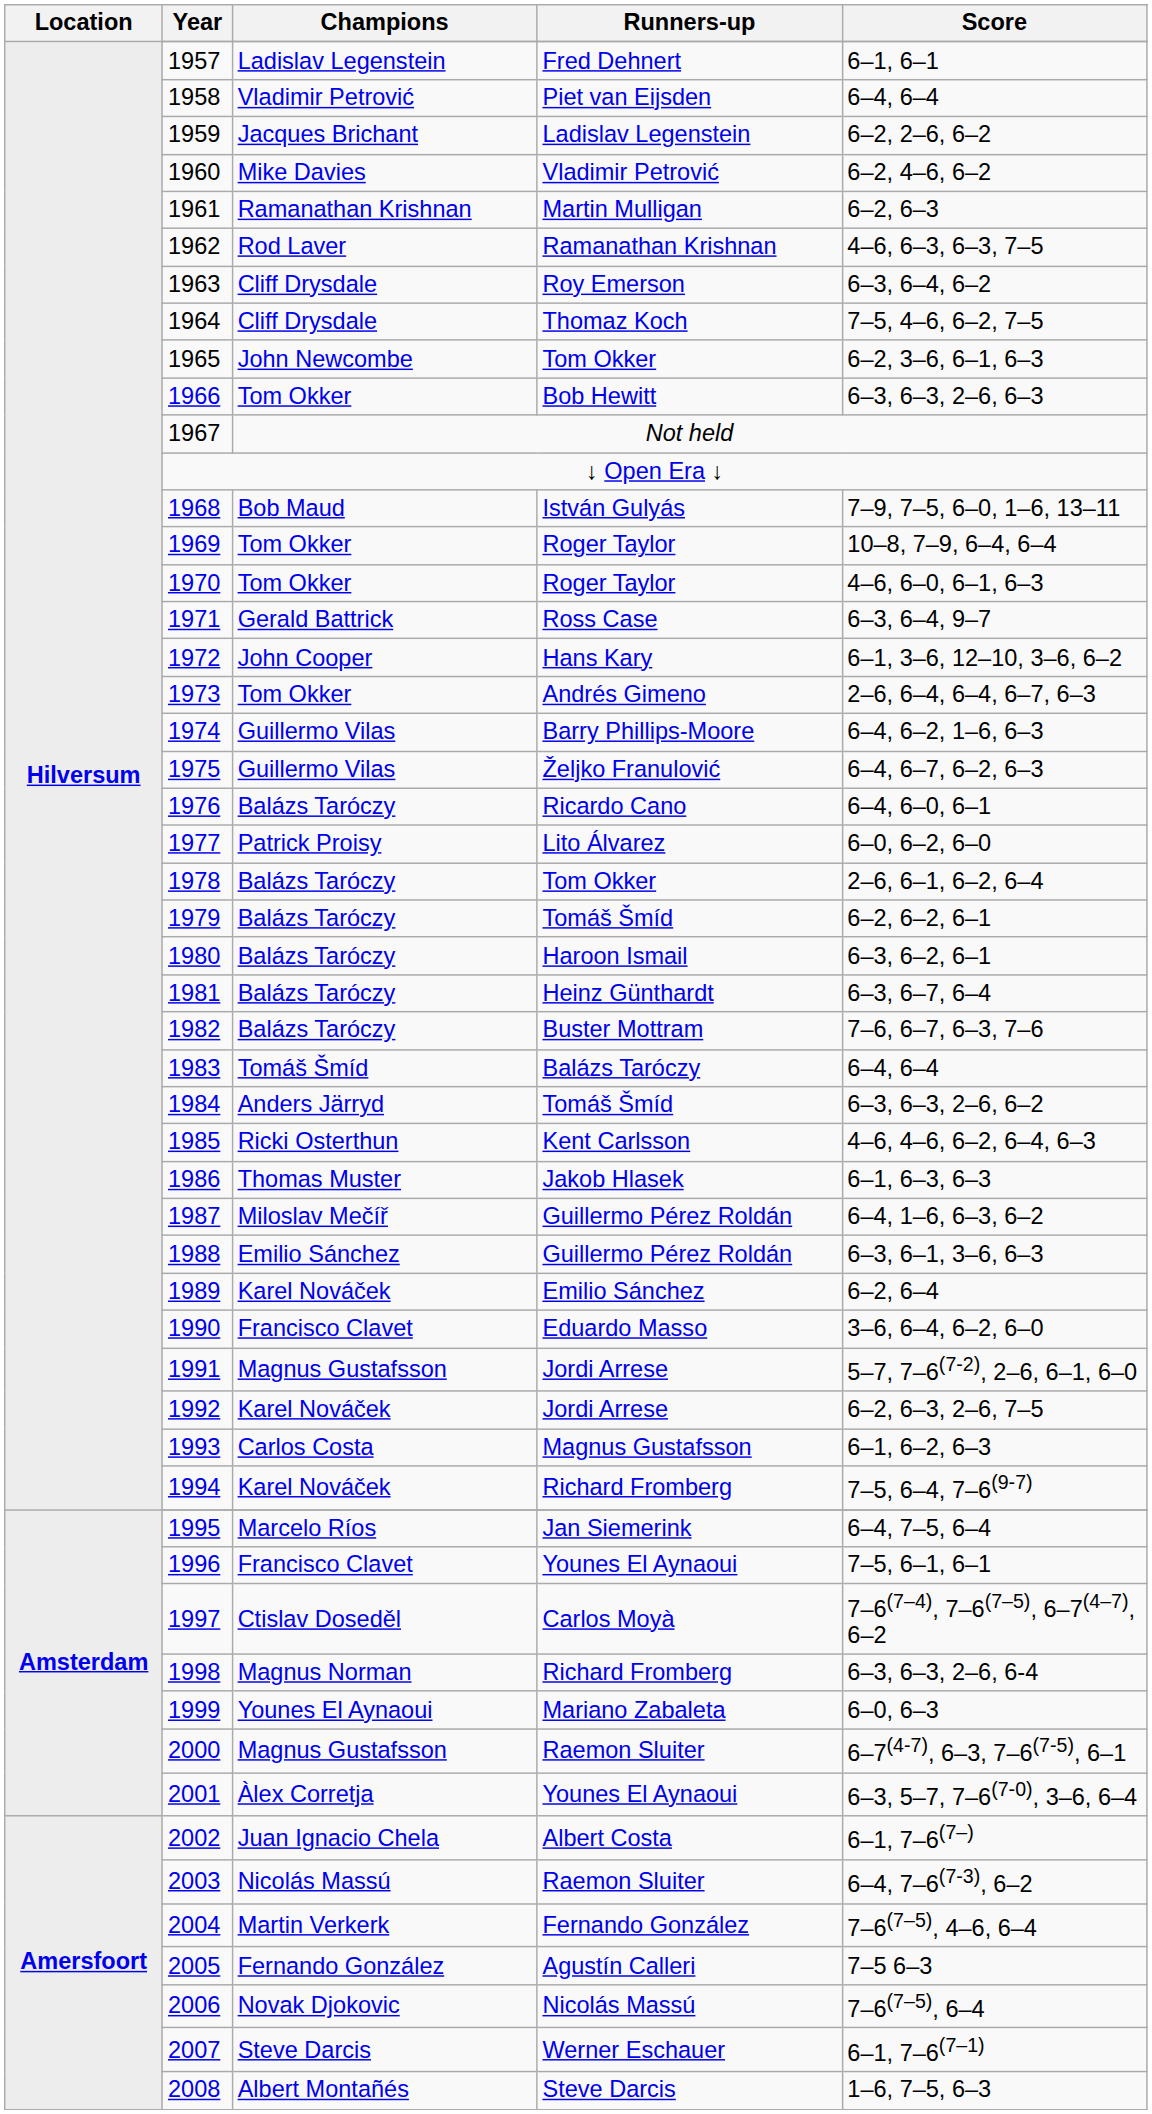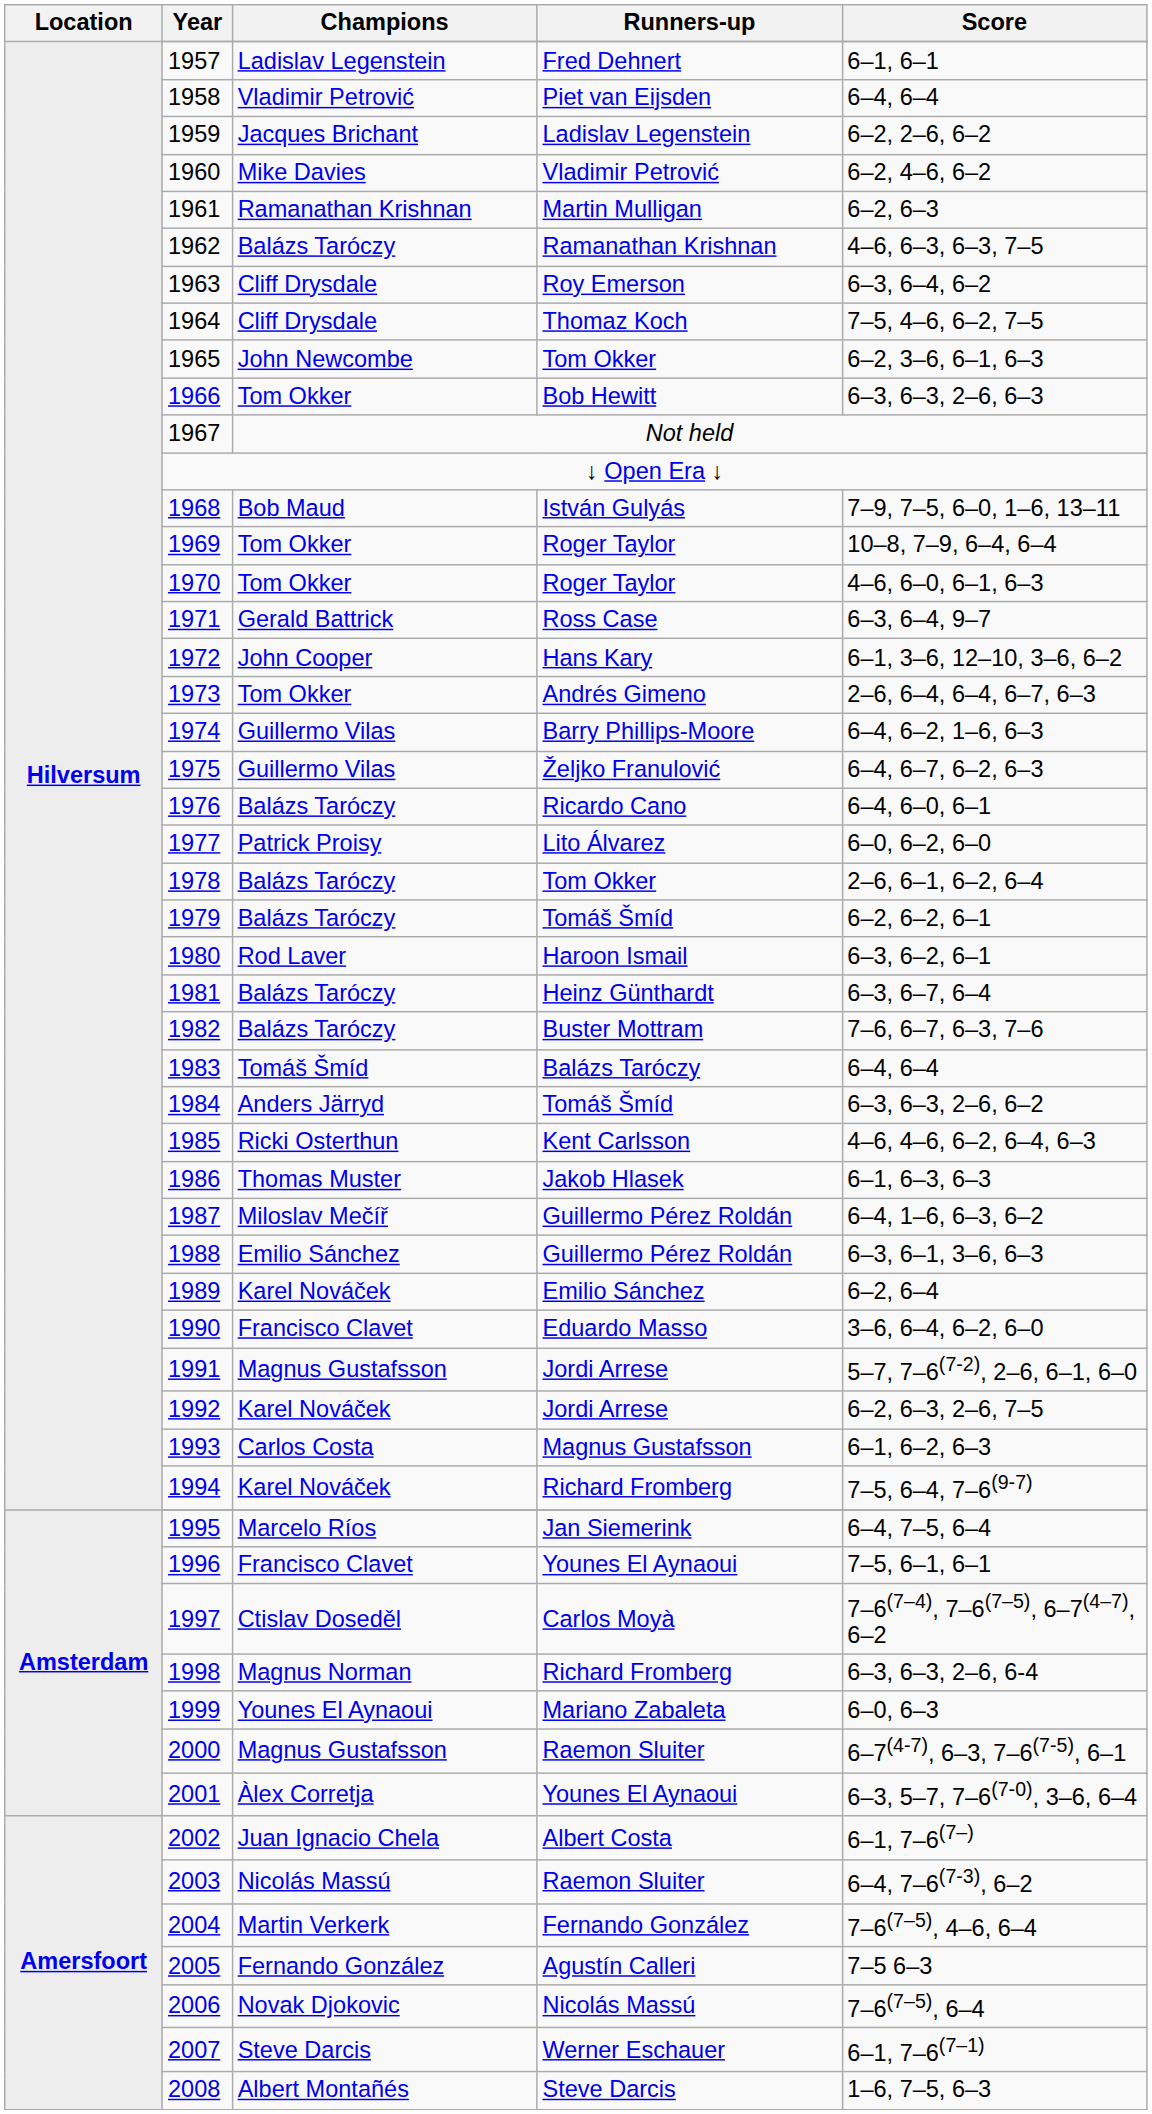(292, 246) Rod Laver -> (317, 246) Balázs Taróczy
(317, 955) Balázs Taróczy -> (292, 955) Rod Laver
